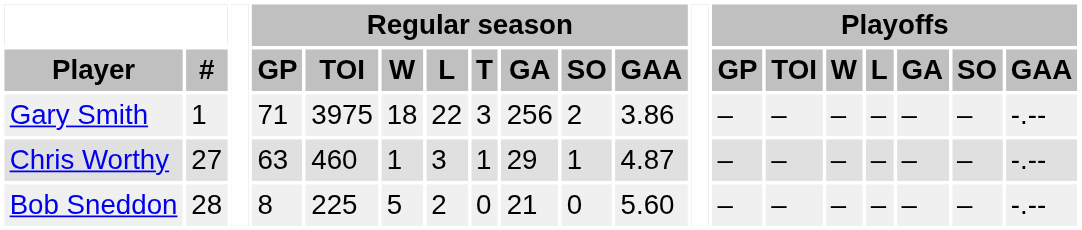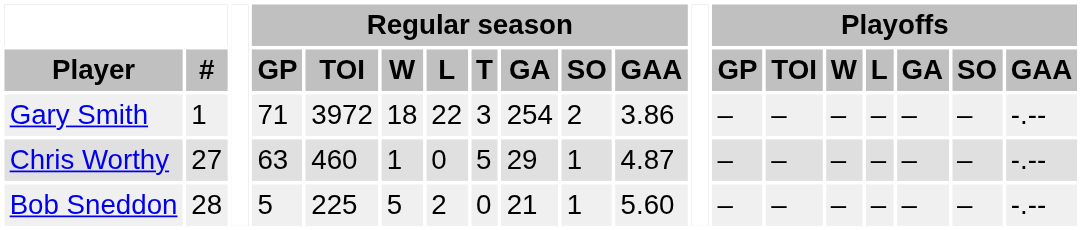(342, 114) 3975 -> (342, 114) 3972
(530, 114) 256 -> (530, 114) 254
(439, 159) 3 -> (439, 159) 0
(484, 159) 1 -> (484, 159) 5
(265, 204) 8 -> (265, 204) 5
(574, 204) 0 -> (574, 204) 1
